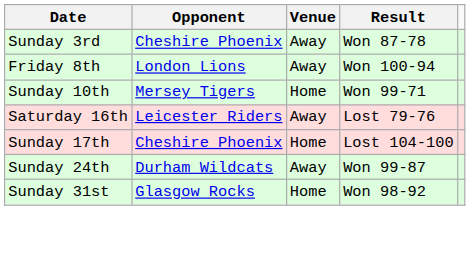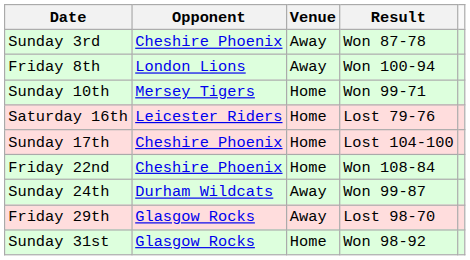(308, 117) Away -> (308, 117) Home
+ row: (59, 167)
+ row: (59, 217)
